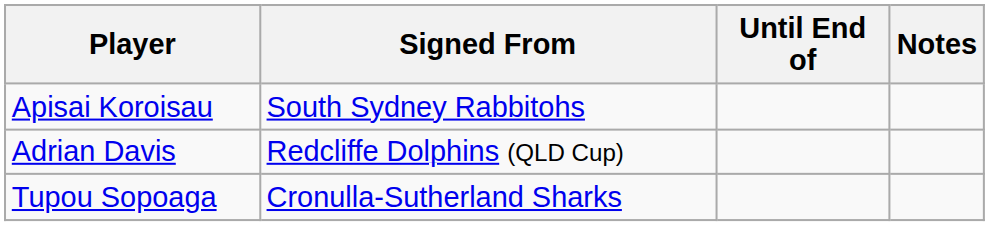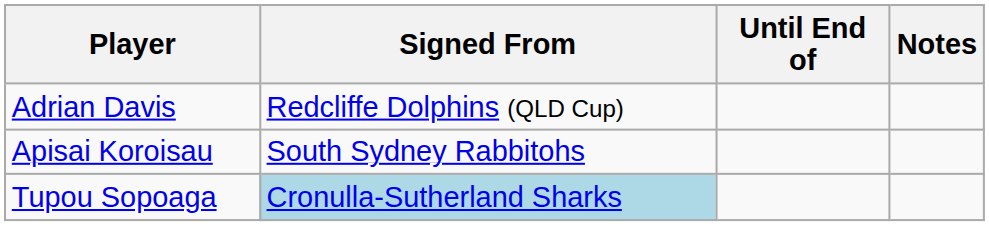rows swapped: (94, 152) <-> (112, 106)
(444, 198) no background -> (444, 198) lightblue background
